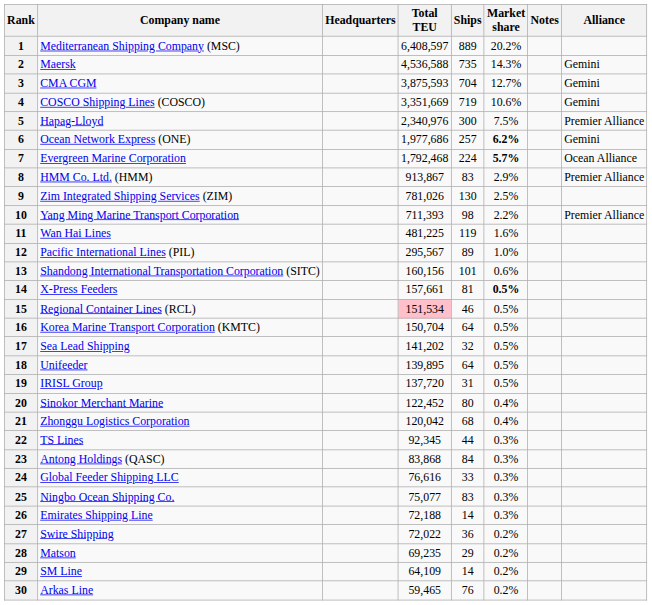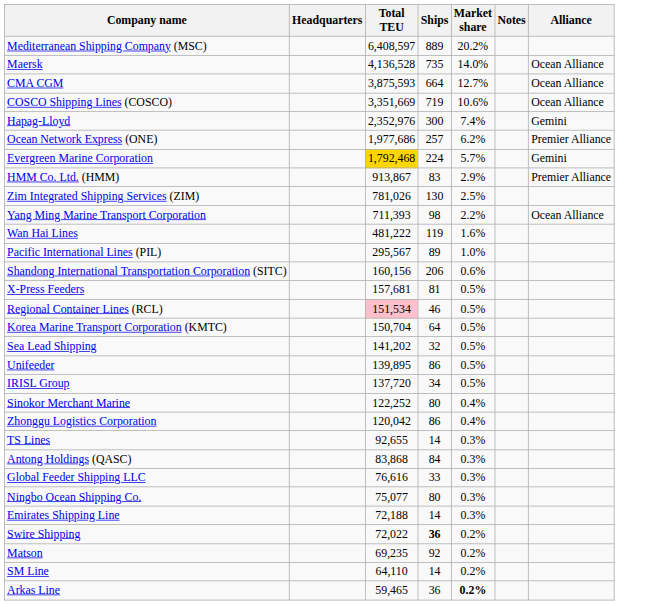- column: (21, 20)
(425, 64) 4,536,588 -> (392, 64) 4,136,528
(506, 64) 14.3% -> (473, 64) 14.0%
(582, 64) Gemini -> (568, 64) Ocean Alliance
(468, 83) 704 -> (435, 83) 664
(582, 83) Gemini -> (568, 83) Ocean Alliance
(582, 102) Gemini -> (568, 102) Ocean Alliance
(425, 121) 2,340,976 -> (392, 121) 2,352,976
(506, 121) 7.5% -> (473, 121) 7.4%
(604, 121) Premier Alliance -> (549, 121) Gemini
(506, 139) bold -> (473, 139) normal
(582, 139) Gemini -> (571, 139) Premier Alliance
(425, 158) no background -> (392, 158) gold background
(506, 158) bold -> (473, 158) normal
(601, 158) Ocean Alliance -> (549, 158) Gemini
(604, 214) Premier Alliance -> (568, 214) Ocean Alliance
(425, 233) 481,225 -> (392, 233) 481,222
(468, 271) 101 -> (435, 271) 206
(425, 290) 157,661 -> (392, 290) 157,681
(506, 290) bold -> (473, 290) normal
(468, 365) 64 -> (435, 365) 86
(468, 383) 31 -> (435, 383) 34
(425, 402) 122,452 -> (392, 402) 122,252
(468, 421) 68 -> (435, 421) 86
(425, 440) 92,345 -> (392, 440) 92,655
(468, 440) 44 -> (435, 440) 14
(468, 496) 83 -> (435, 496) 80
(468, 534) normal -> (435, 534) bold
(468, 552) 29 -> (435, 552) 92
(425, 571) 64,109 -> (392, 571) 64,110
(468, 590) 76 -> (435, 590) 36
(506, 590) normal -> (473, 590) bold
